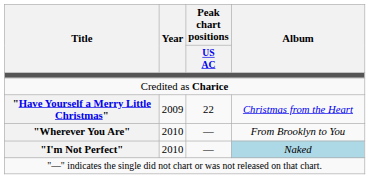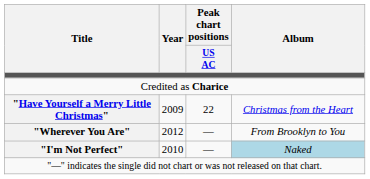(173, 132) 2010 -> (173, 132) 2012
